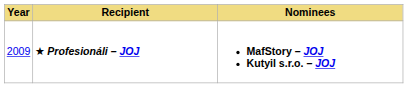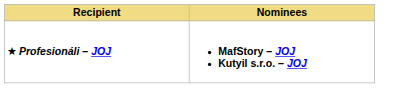- column: (19, 12)
